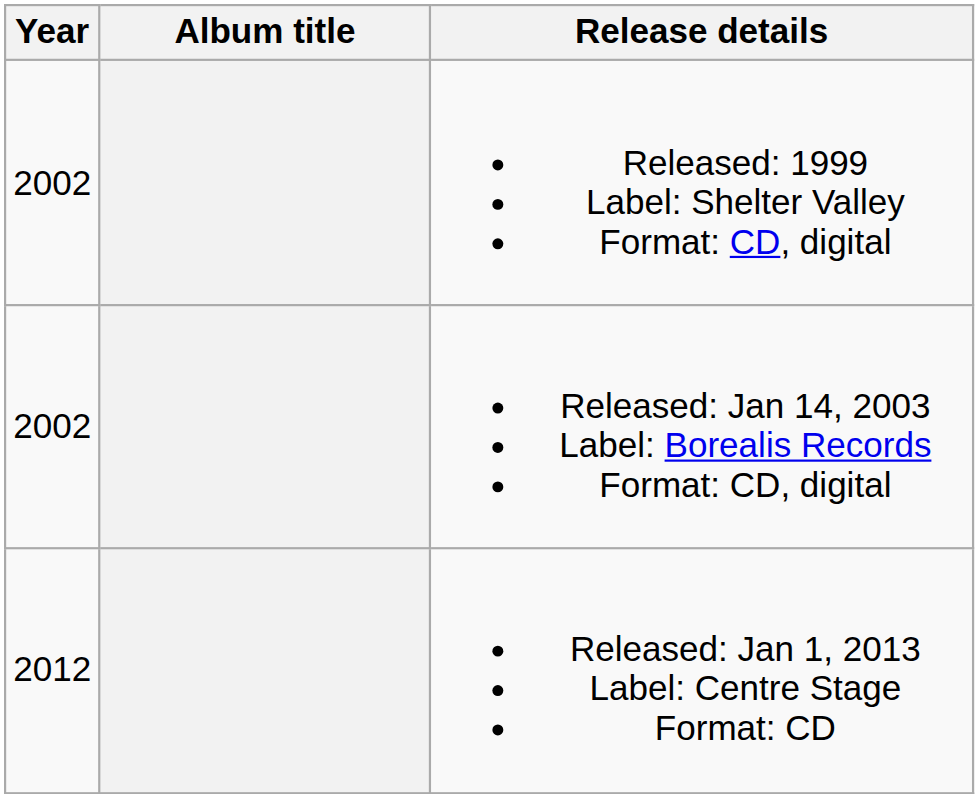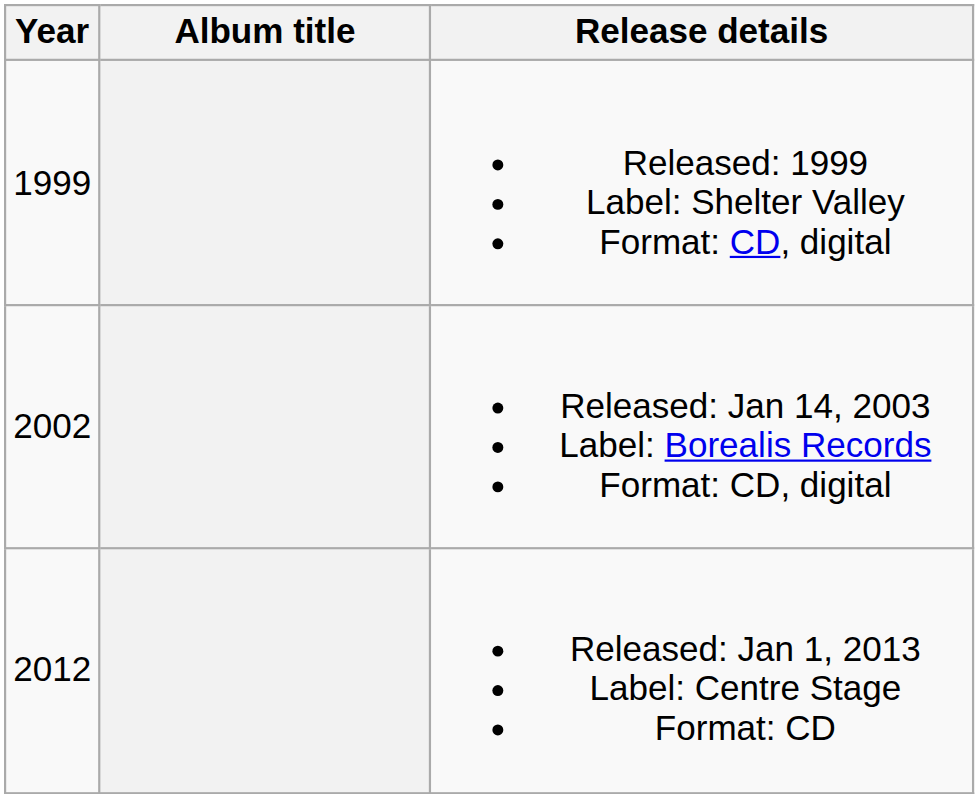(52, 182) 2002 -> (52, 182) 1999
